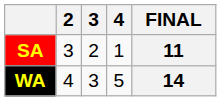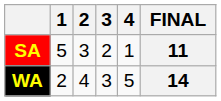+ column: (62, 19)
